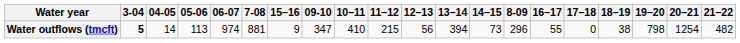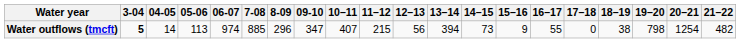columns swapped: (517, 12) <-> (285, 12)
(257, 29) 881 -> (257, 29) 885
(356, 29) 410 -> (348, 29) 407
